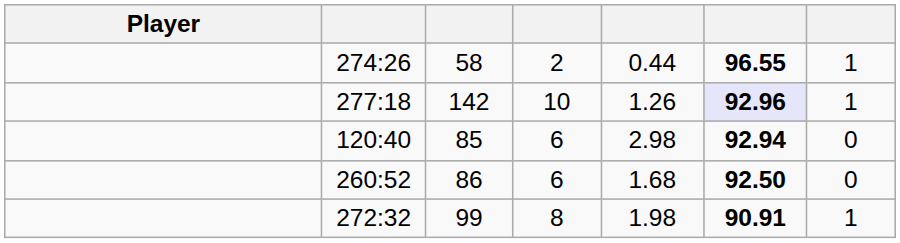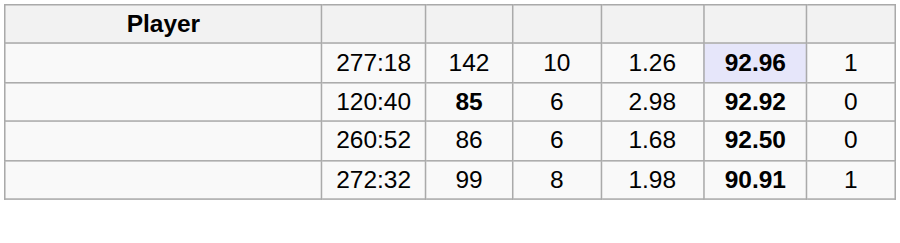- row: (374, 62)
(469, 140) normal -> (469, 101) bold
(755, 140) 92.94 -> (755, 101) 92.92
